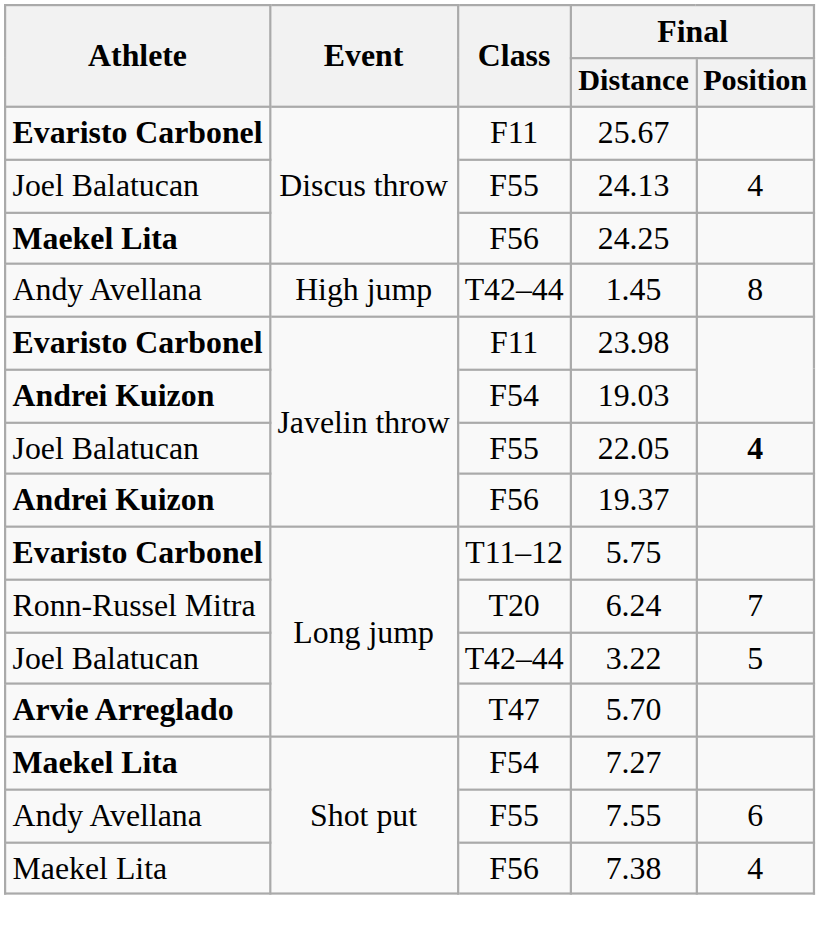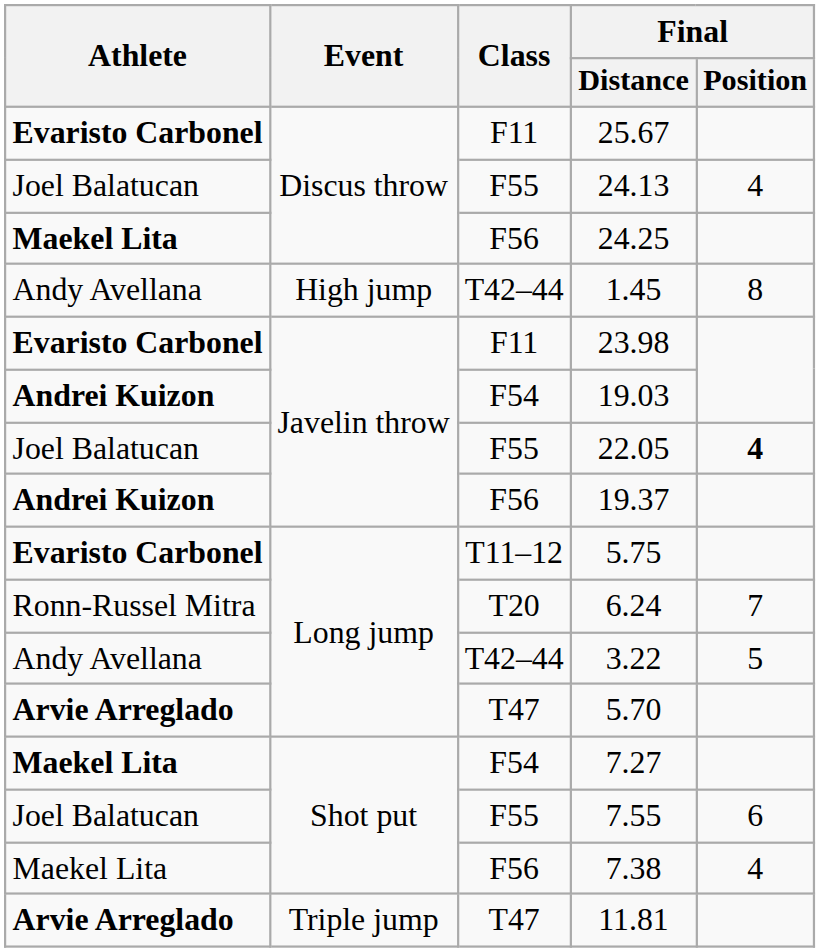(106, 658) Joel Balatucan -> (107, 658) Andy Avellana
(107, 815) Andy Avellana -> (106, 815) Joel Balatucan
+ row: (634, 920)
